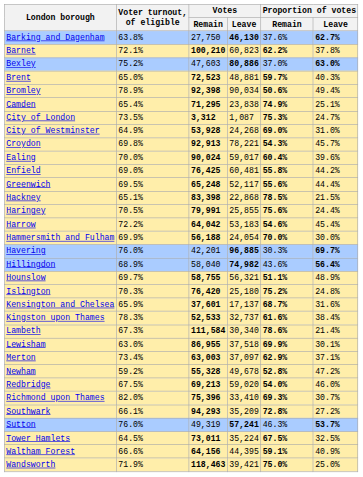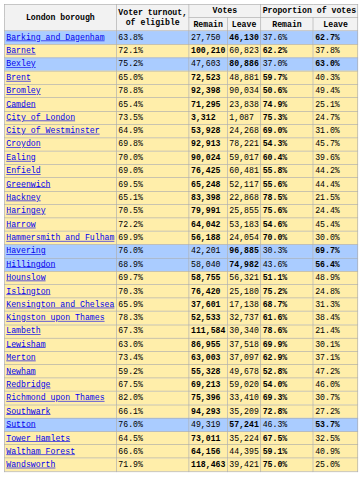(131, 91) 78.9% -> (131, 91) 78.8%
(244, 305) 17,137 -> (244, 305) 17,138
(327, 305) 31.6% -> (327, 305) 31.3%
